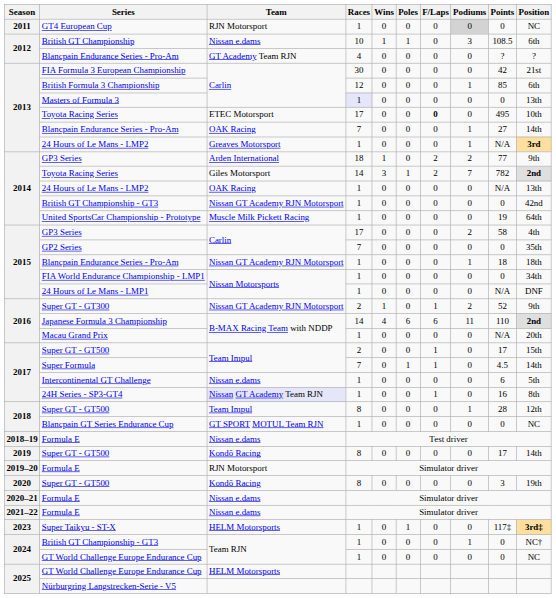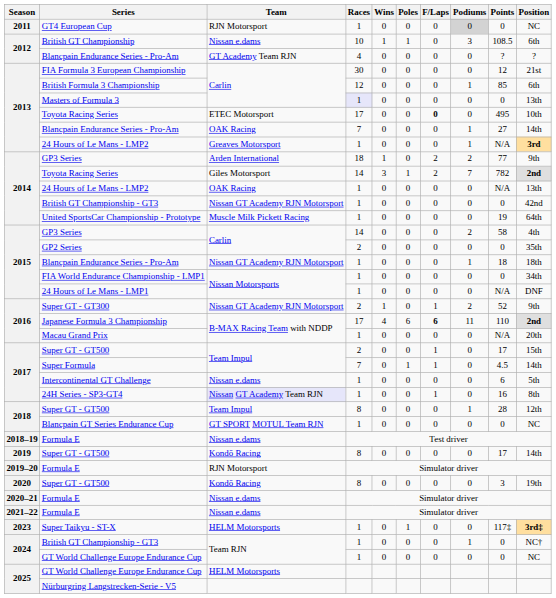(502, 71) 42 -> (502, 71) 12
(359, 233) 17 -> (359, 233) 14
(359, 247) 7 -> (359, 247) 2
(359, 321) 14 -> (359, 321) 17
(436, 321) normal -> (436, 321) bold
